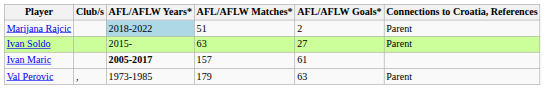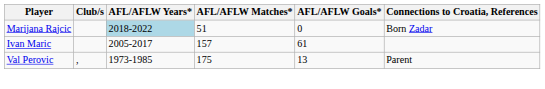(300, 28) 2 -> (300, 28) 0
(399, 28) Parent -> (409, 28) Born Zadar
- row: (29, 44)
(130, 60) bold -> (130, 44) normal
(204, 76) 179 -> (204, 60) 175
(302, 76) 63 -> (302, 60) 13
